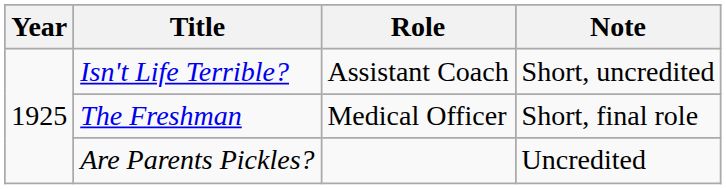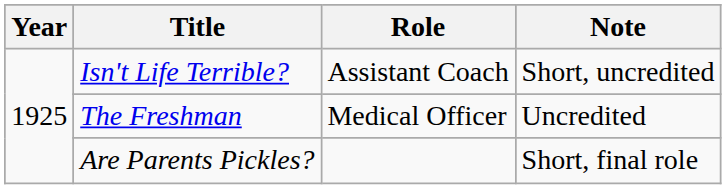(610, 115) Short, final role -> (584, 115) Uncredited
(584, 159) Uncredited -> (610, 159) Short, final role
